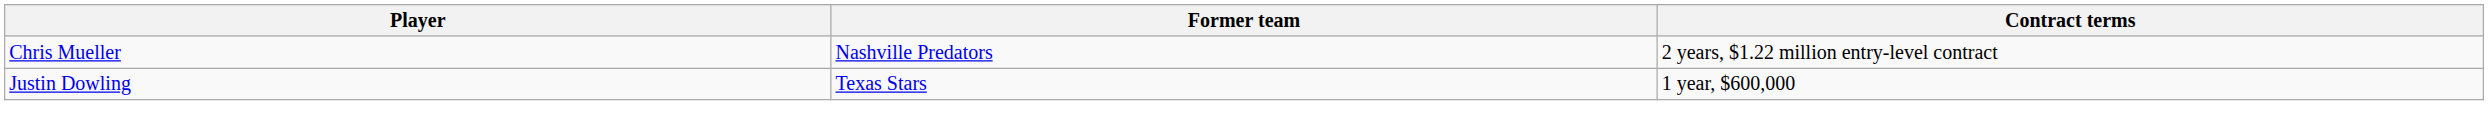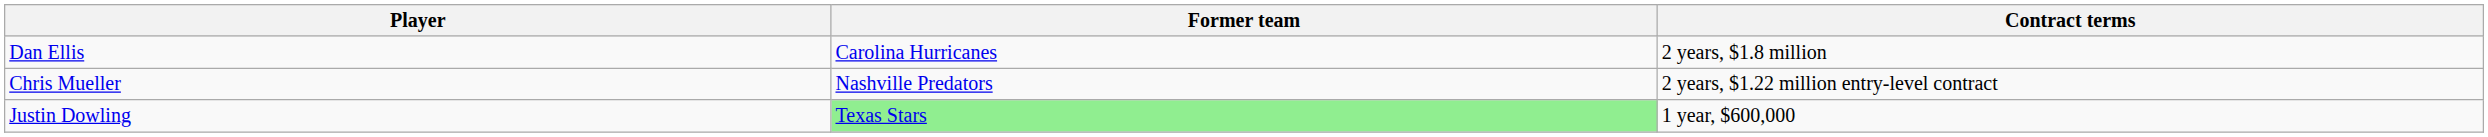+ row: (47, 52)
(881, 83) no background -> (881, 115) lightgreen background
